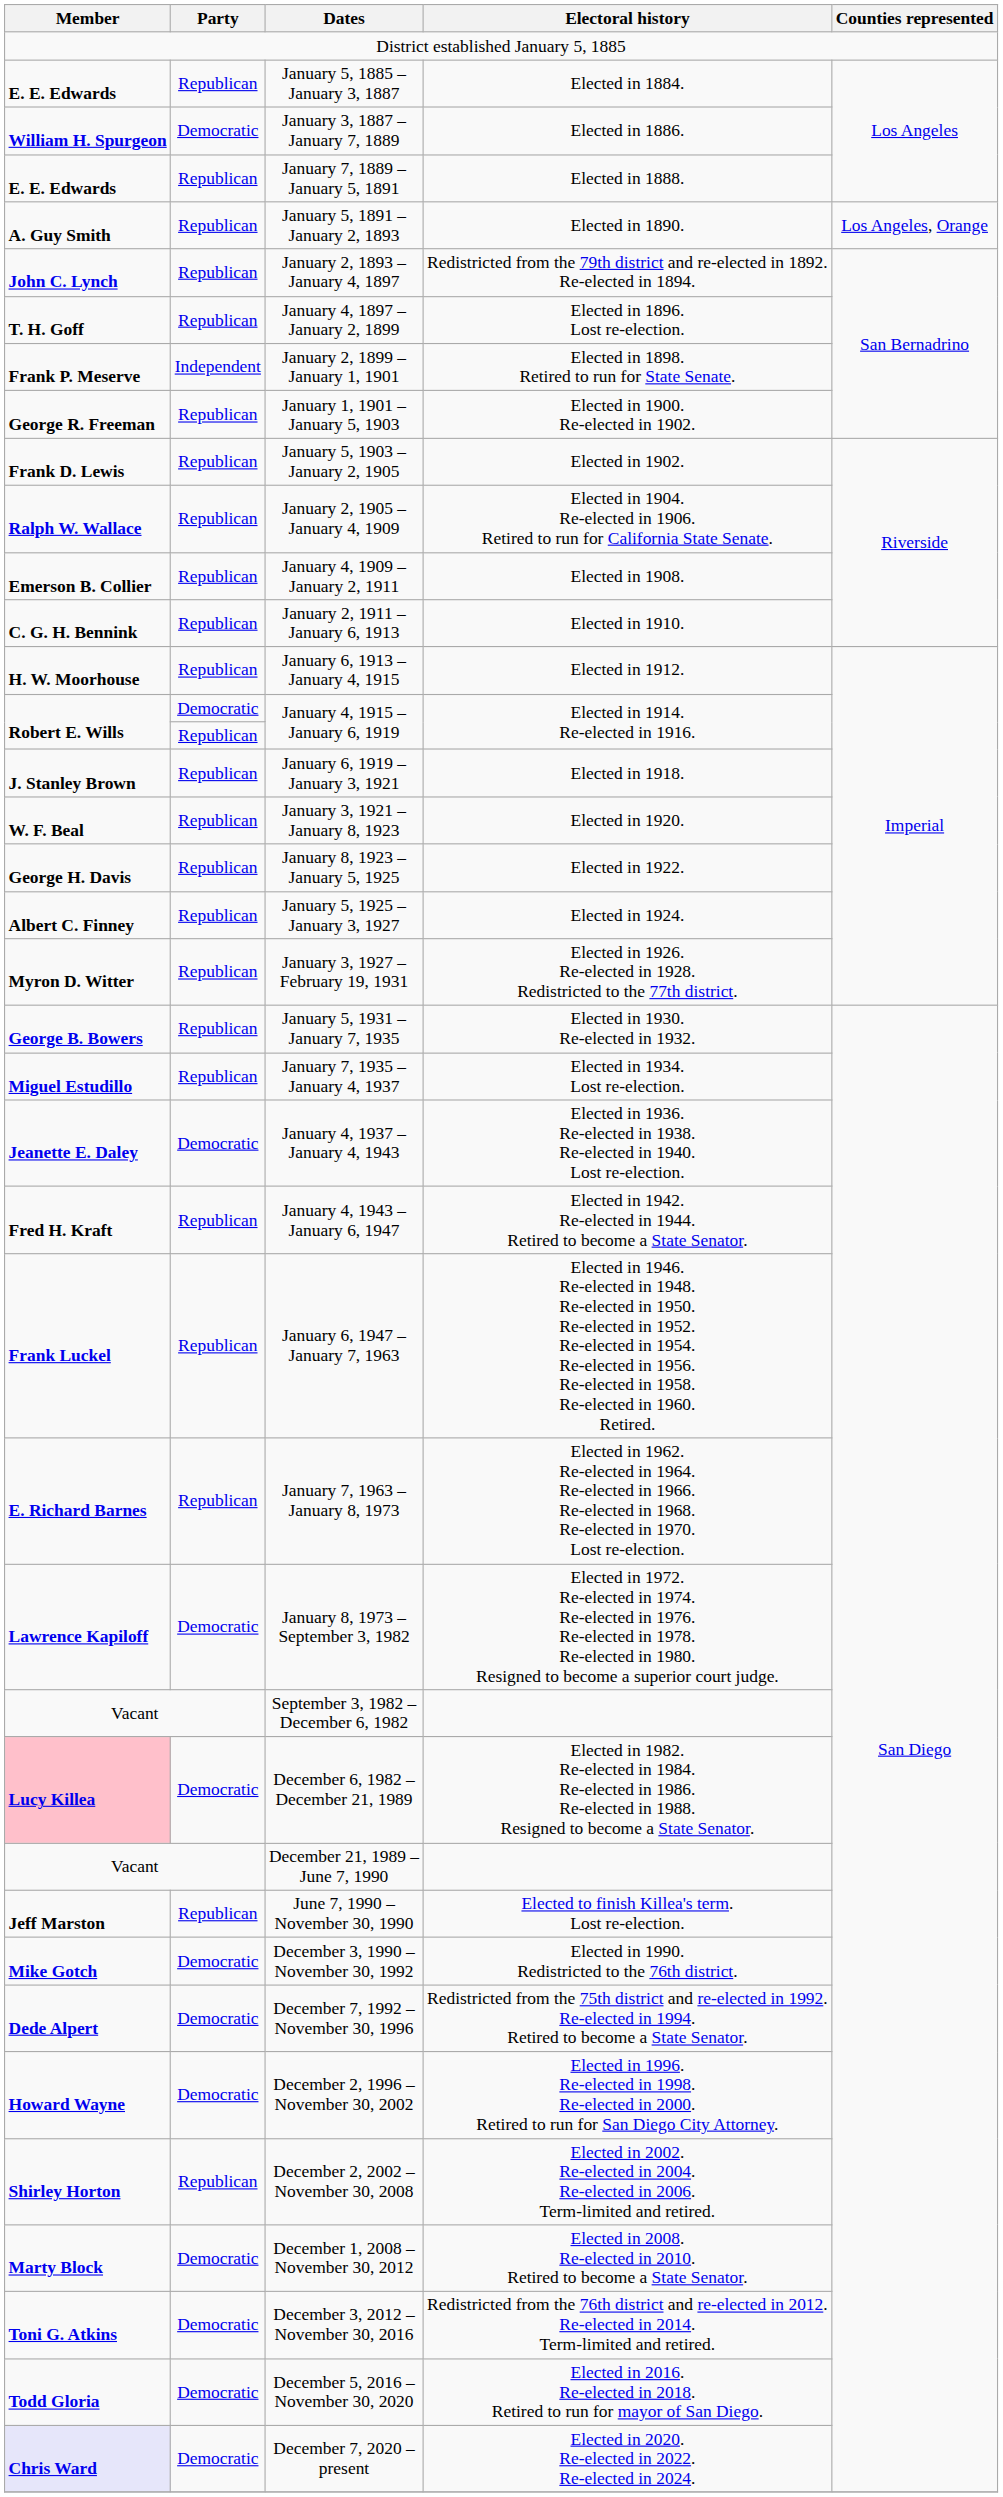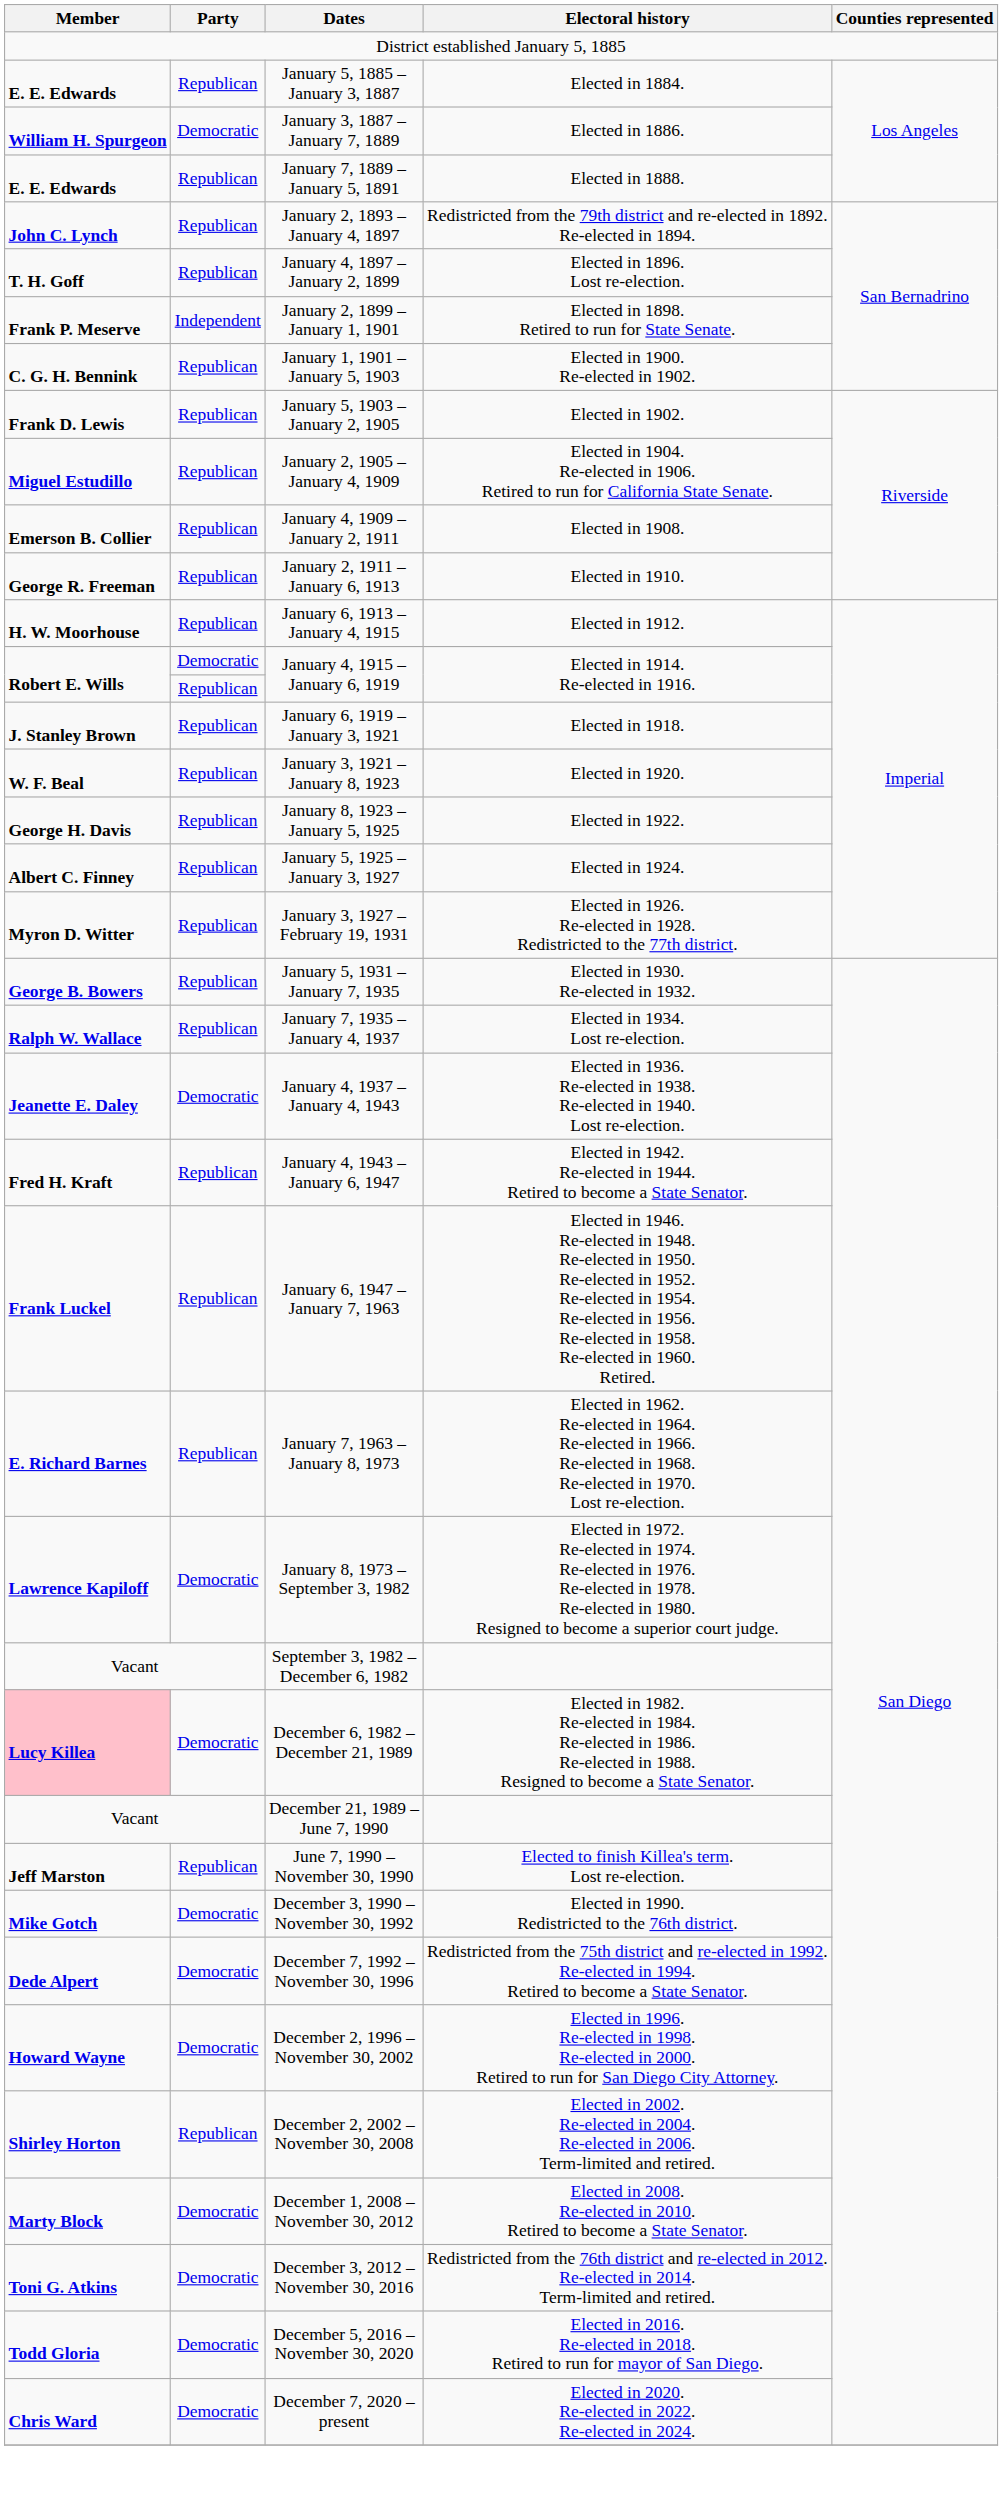- row: (218, 225)
(82, 424) George R. Freeman -> (73, 376) C. G. H. Bennink
(75, 528) Ralph W. Wallace -> (70, 481) Miguel Estudillo
(73, 632) C. G. H. Bennink -> (82, 585) George R. Freeman
(70, 1086) Miguel Estudillo -> (75, 1038) Ralph W. Wallace
(53, 2468) lavender background -> (53, 2421) no background
